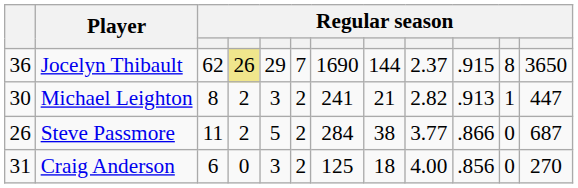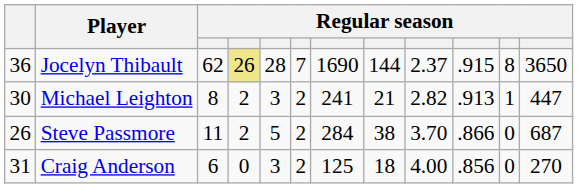(275, 64) 29 -> (275, 64) 28
(429, 132) 3.77 -> (429, 132) 3.70
